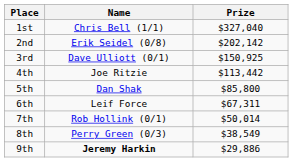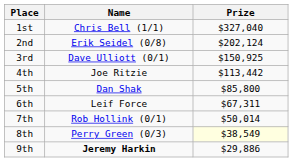(240, 42) $202,142 -> (240, 42) $202,124
(240, 134) no background -> (240, 134) lightyellow background
